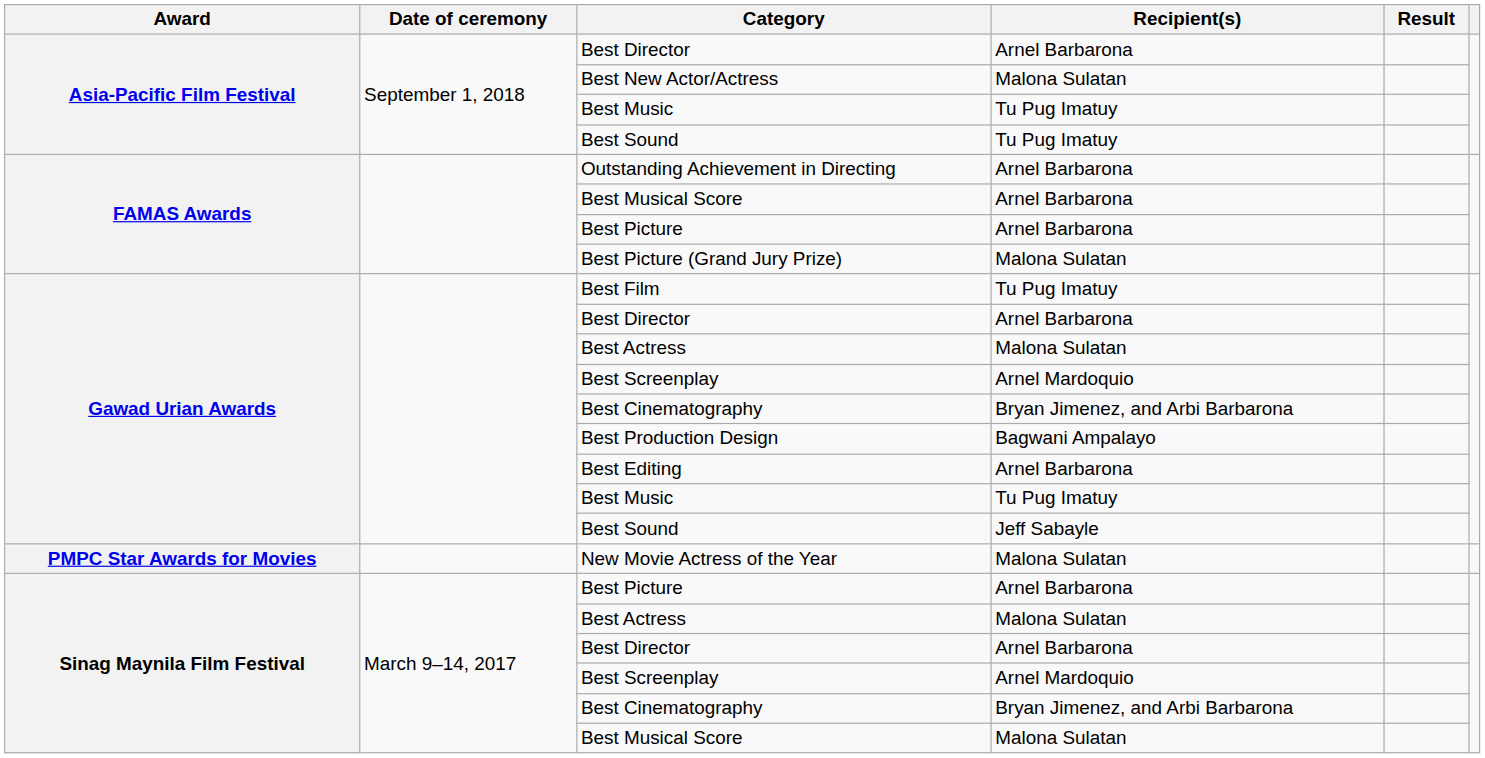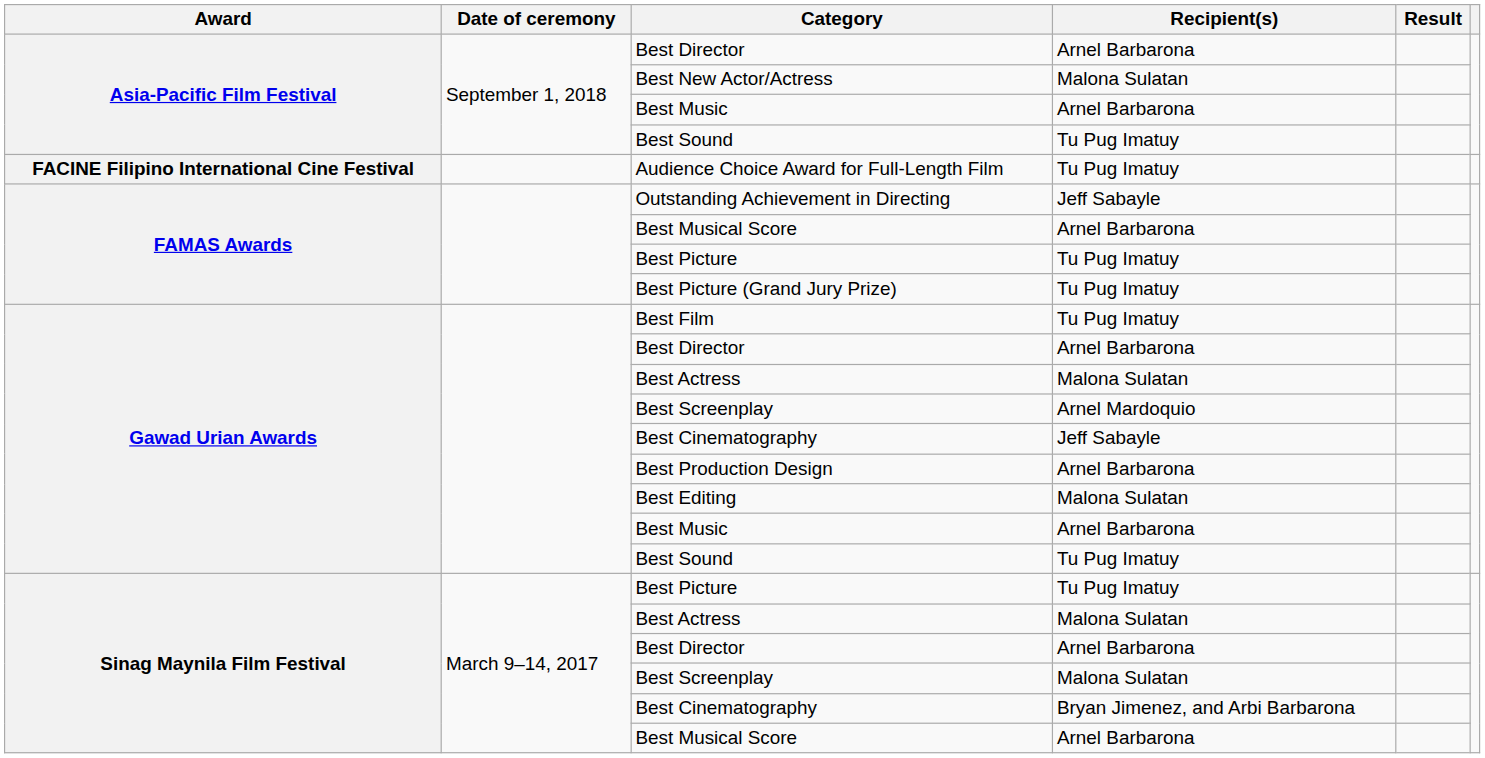(1056, 109) Tu Pug Imatuy -> (1126, 109) Arnel Barbarona
+ row: (223, 169)
(1064, 169) Arnel Barbarona -> (1109, 199) Jeff Sabayle
(1064, 229) Arnel Barbarona -> (1118, 259) Tu Pug Imatuy
(1061, 259) Malona Sulatan -> (1118, 288) Tu Pug Imatuy
(1144, 408) Bryan Jimenez, and Arbi Barbarona -> (1109, 438) Jeff Sabayle
(1076, 438) Bagwani Ampalayo -> (1126, 468) Arnel Barbarona
(1064, 468) Arnel Barbarona -> (1123, 498) Malona Sulatan
(1056, 498) Tu Pug Imatuy -> (1126, 528) Arnel Barbarona
(1047, 528) Jeff Sabayle -> (1118, 558) Tu Pug Imatuy
- row: (182, 558)
(1064, 588) Arnel Barbarona -> (1118, 588) Tu Pug Imatuy
(1065, 678) Arnel Mardoquio -> (1123, 678) Malona Sulatan
(1061, 738) Malona Sulatan -> (1126, 738) Arnel Barbarona
